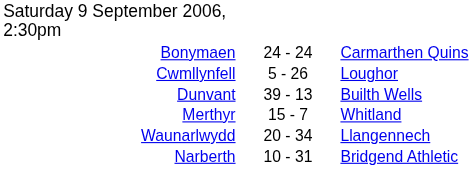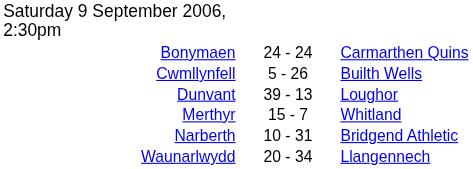(369, 73) Loughor -> (381, 73) Builth Wells
(381, 94) Builth Wells -> (369, 94) Loughor
rows swapped: (205, 156) <-> (188, 136)
